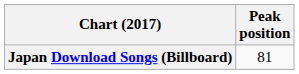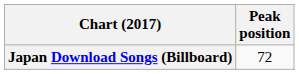(265, 57) 81 -> (265, 57) 72
